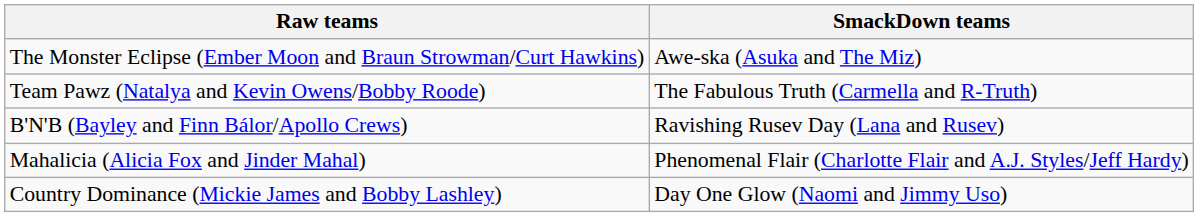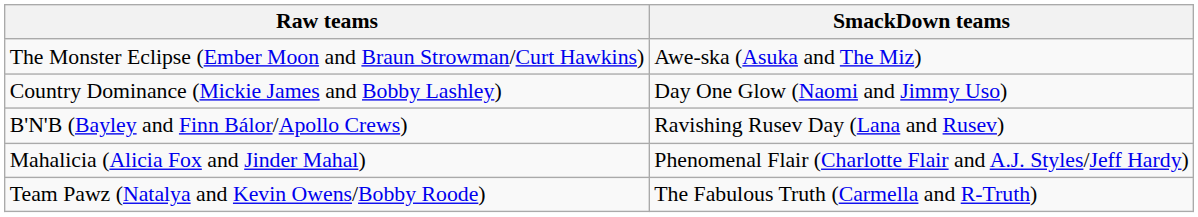rows swapped: (256, 194) <-> (248, 90)
